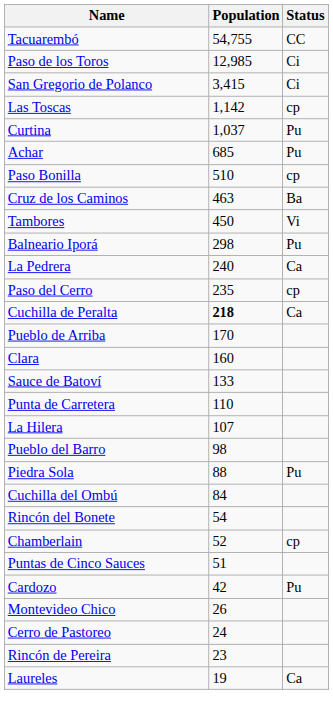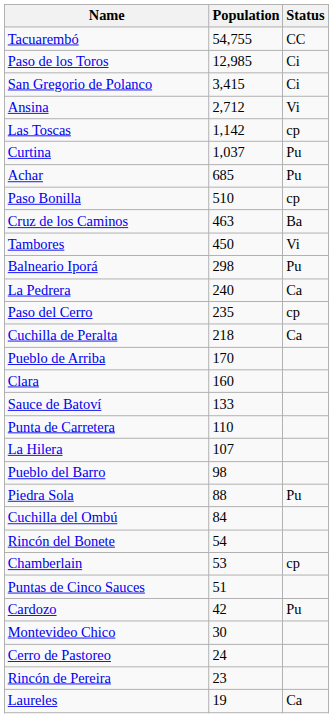+ row: (28, 107)
(223, 312) bold -> (223, 335) normal
(220, 541) 52 -> (220, 564) 53
(220, 609) 26 -> (220, 632) 30
